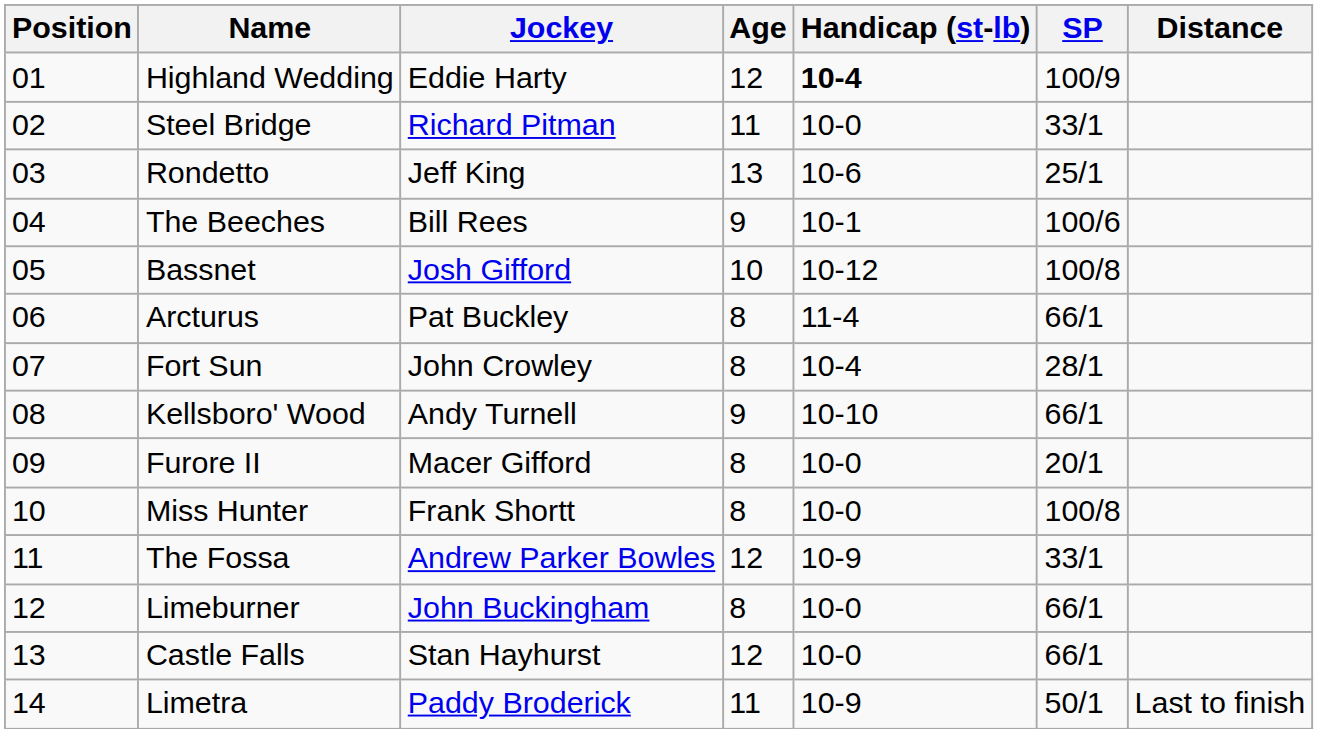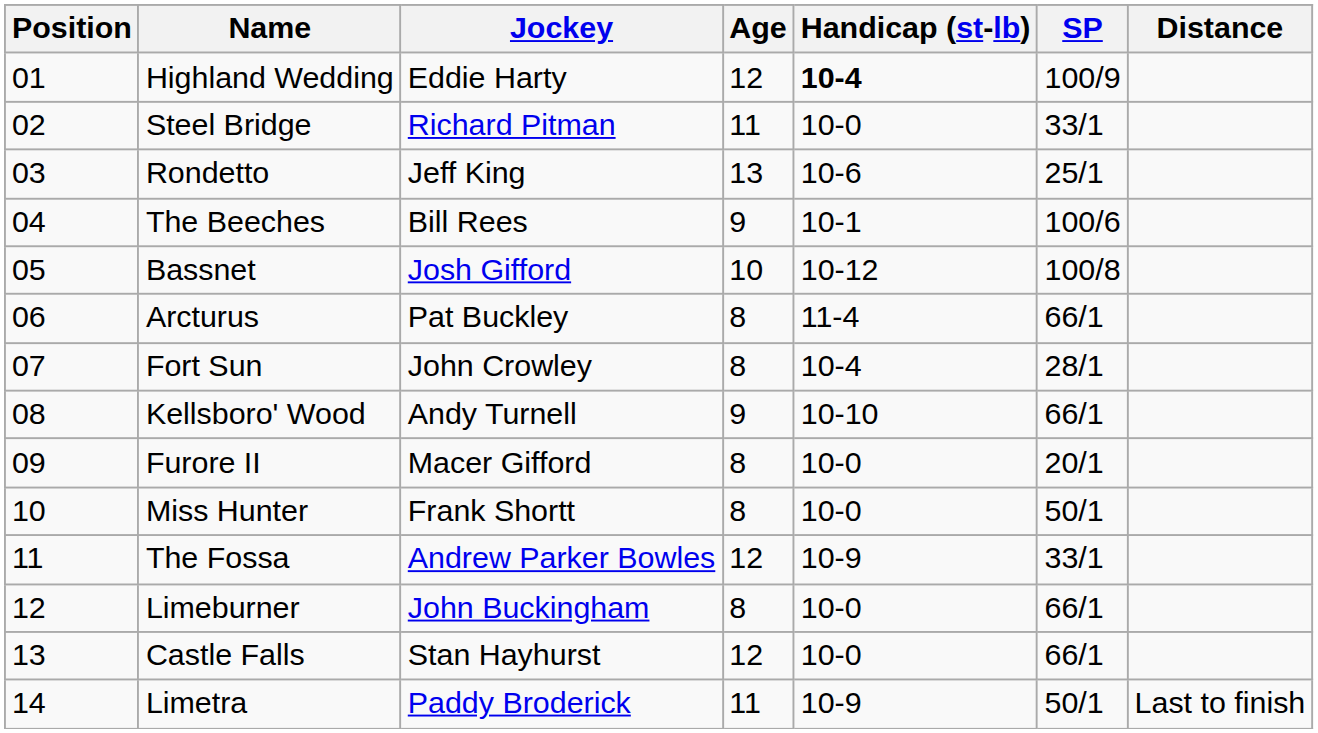(1083, 510) 100/8 -> (1074, 510) 50/1
